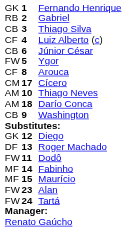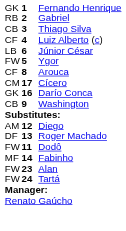(12, 50) CB -> (11, 50) LB
- row: (68, 93)
(12, 104) AM -> (12, 93) GK
(27, 104) 18 -> (27, 93) 16
(12, 136) GK -> (12, 125) AM
- row: (57, 179)
